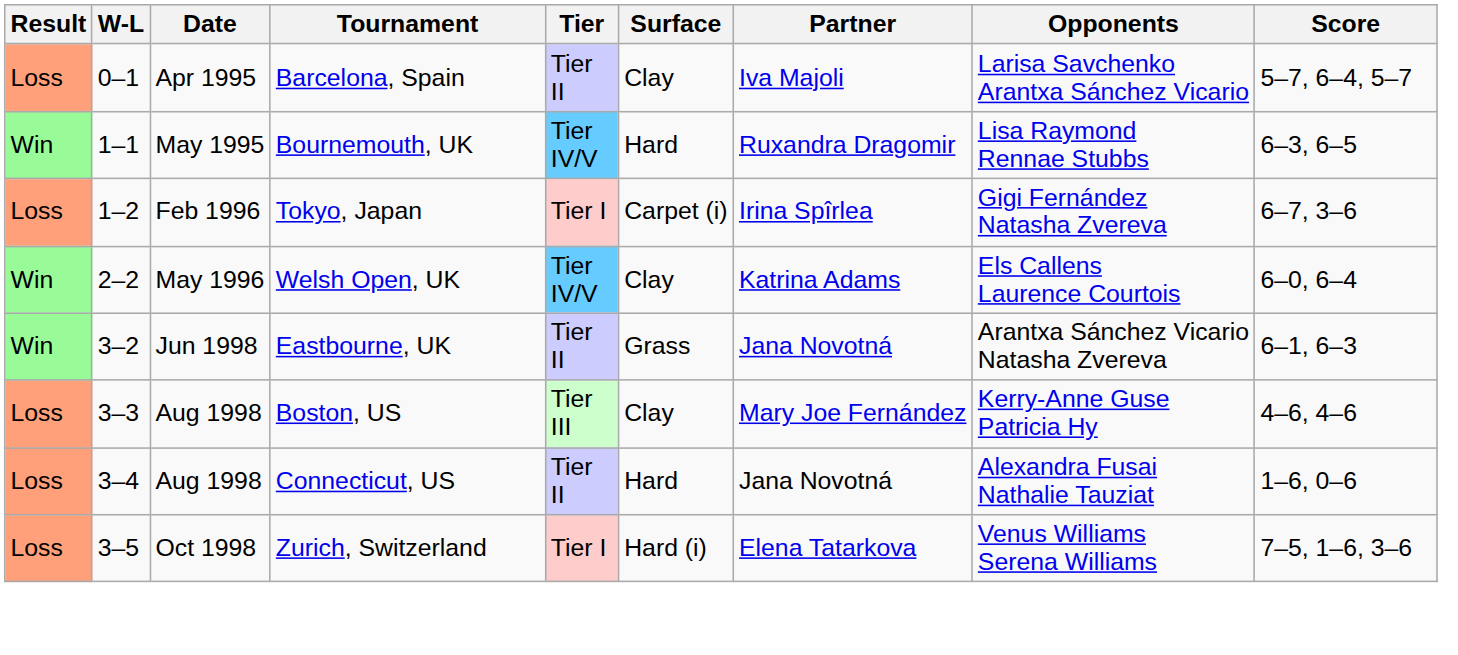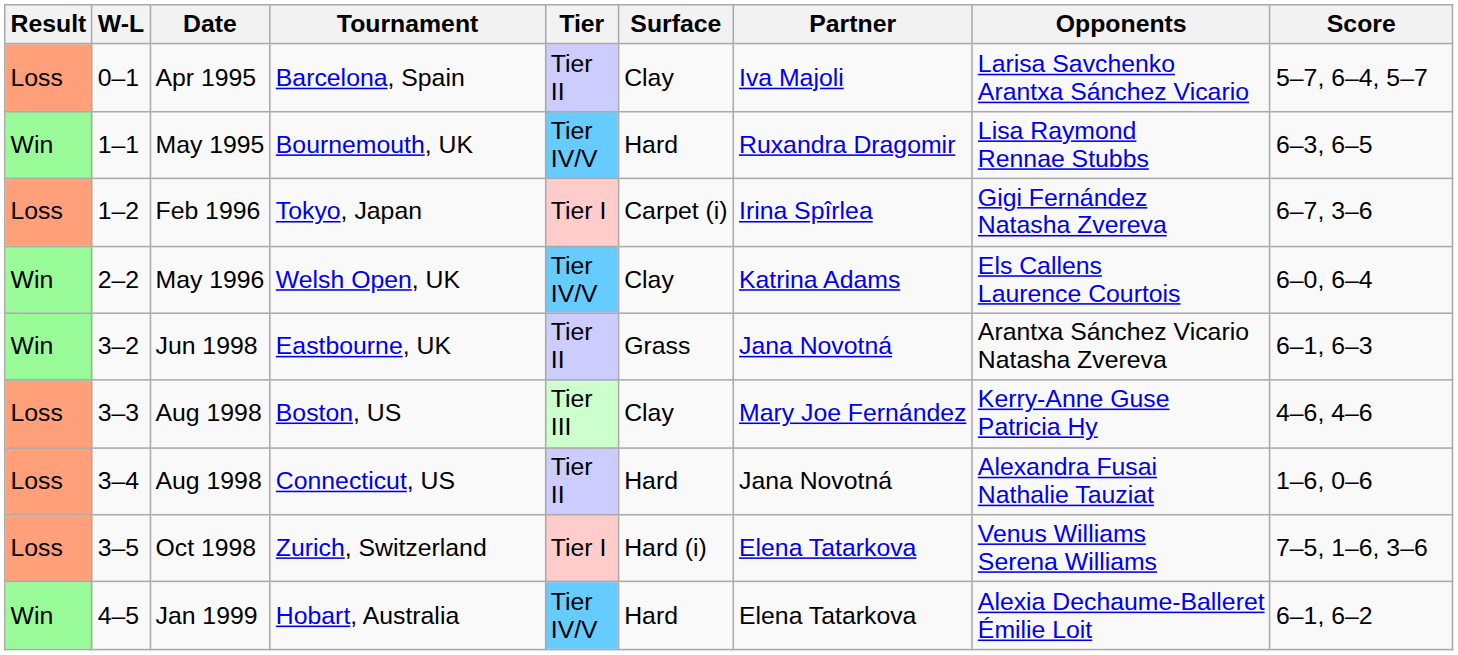+ row: (368, 615)
